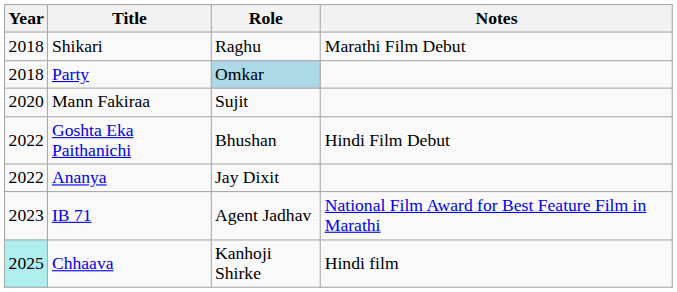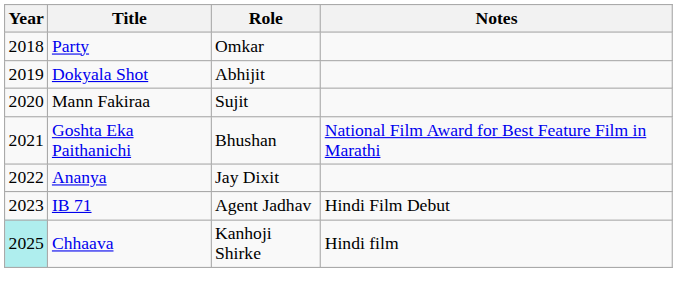- row: (77, 46)
(239, 74) lightblue background -> (239, 46) no background
+ row: (100, 74)
(26, 140) 2022 -> (26, 140) 2021
(387, 140) Hindi Film Debut -> (486, 140) National Film Award for Best Feature Film in Marathi
(486, 215) National Film Award for Best Feature Film in Marathi -> (387, 205) Hindi Film Debut
